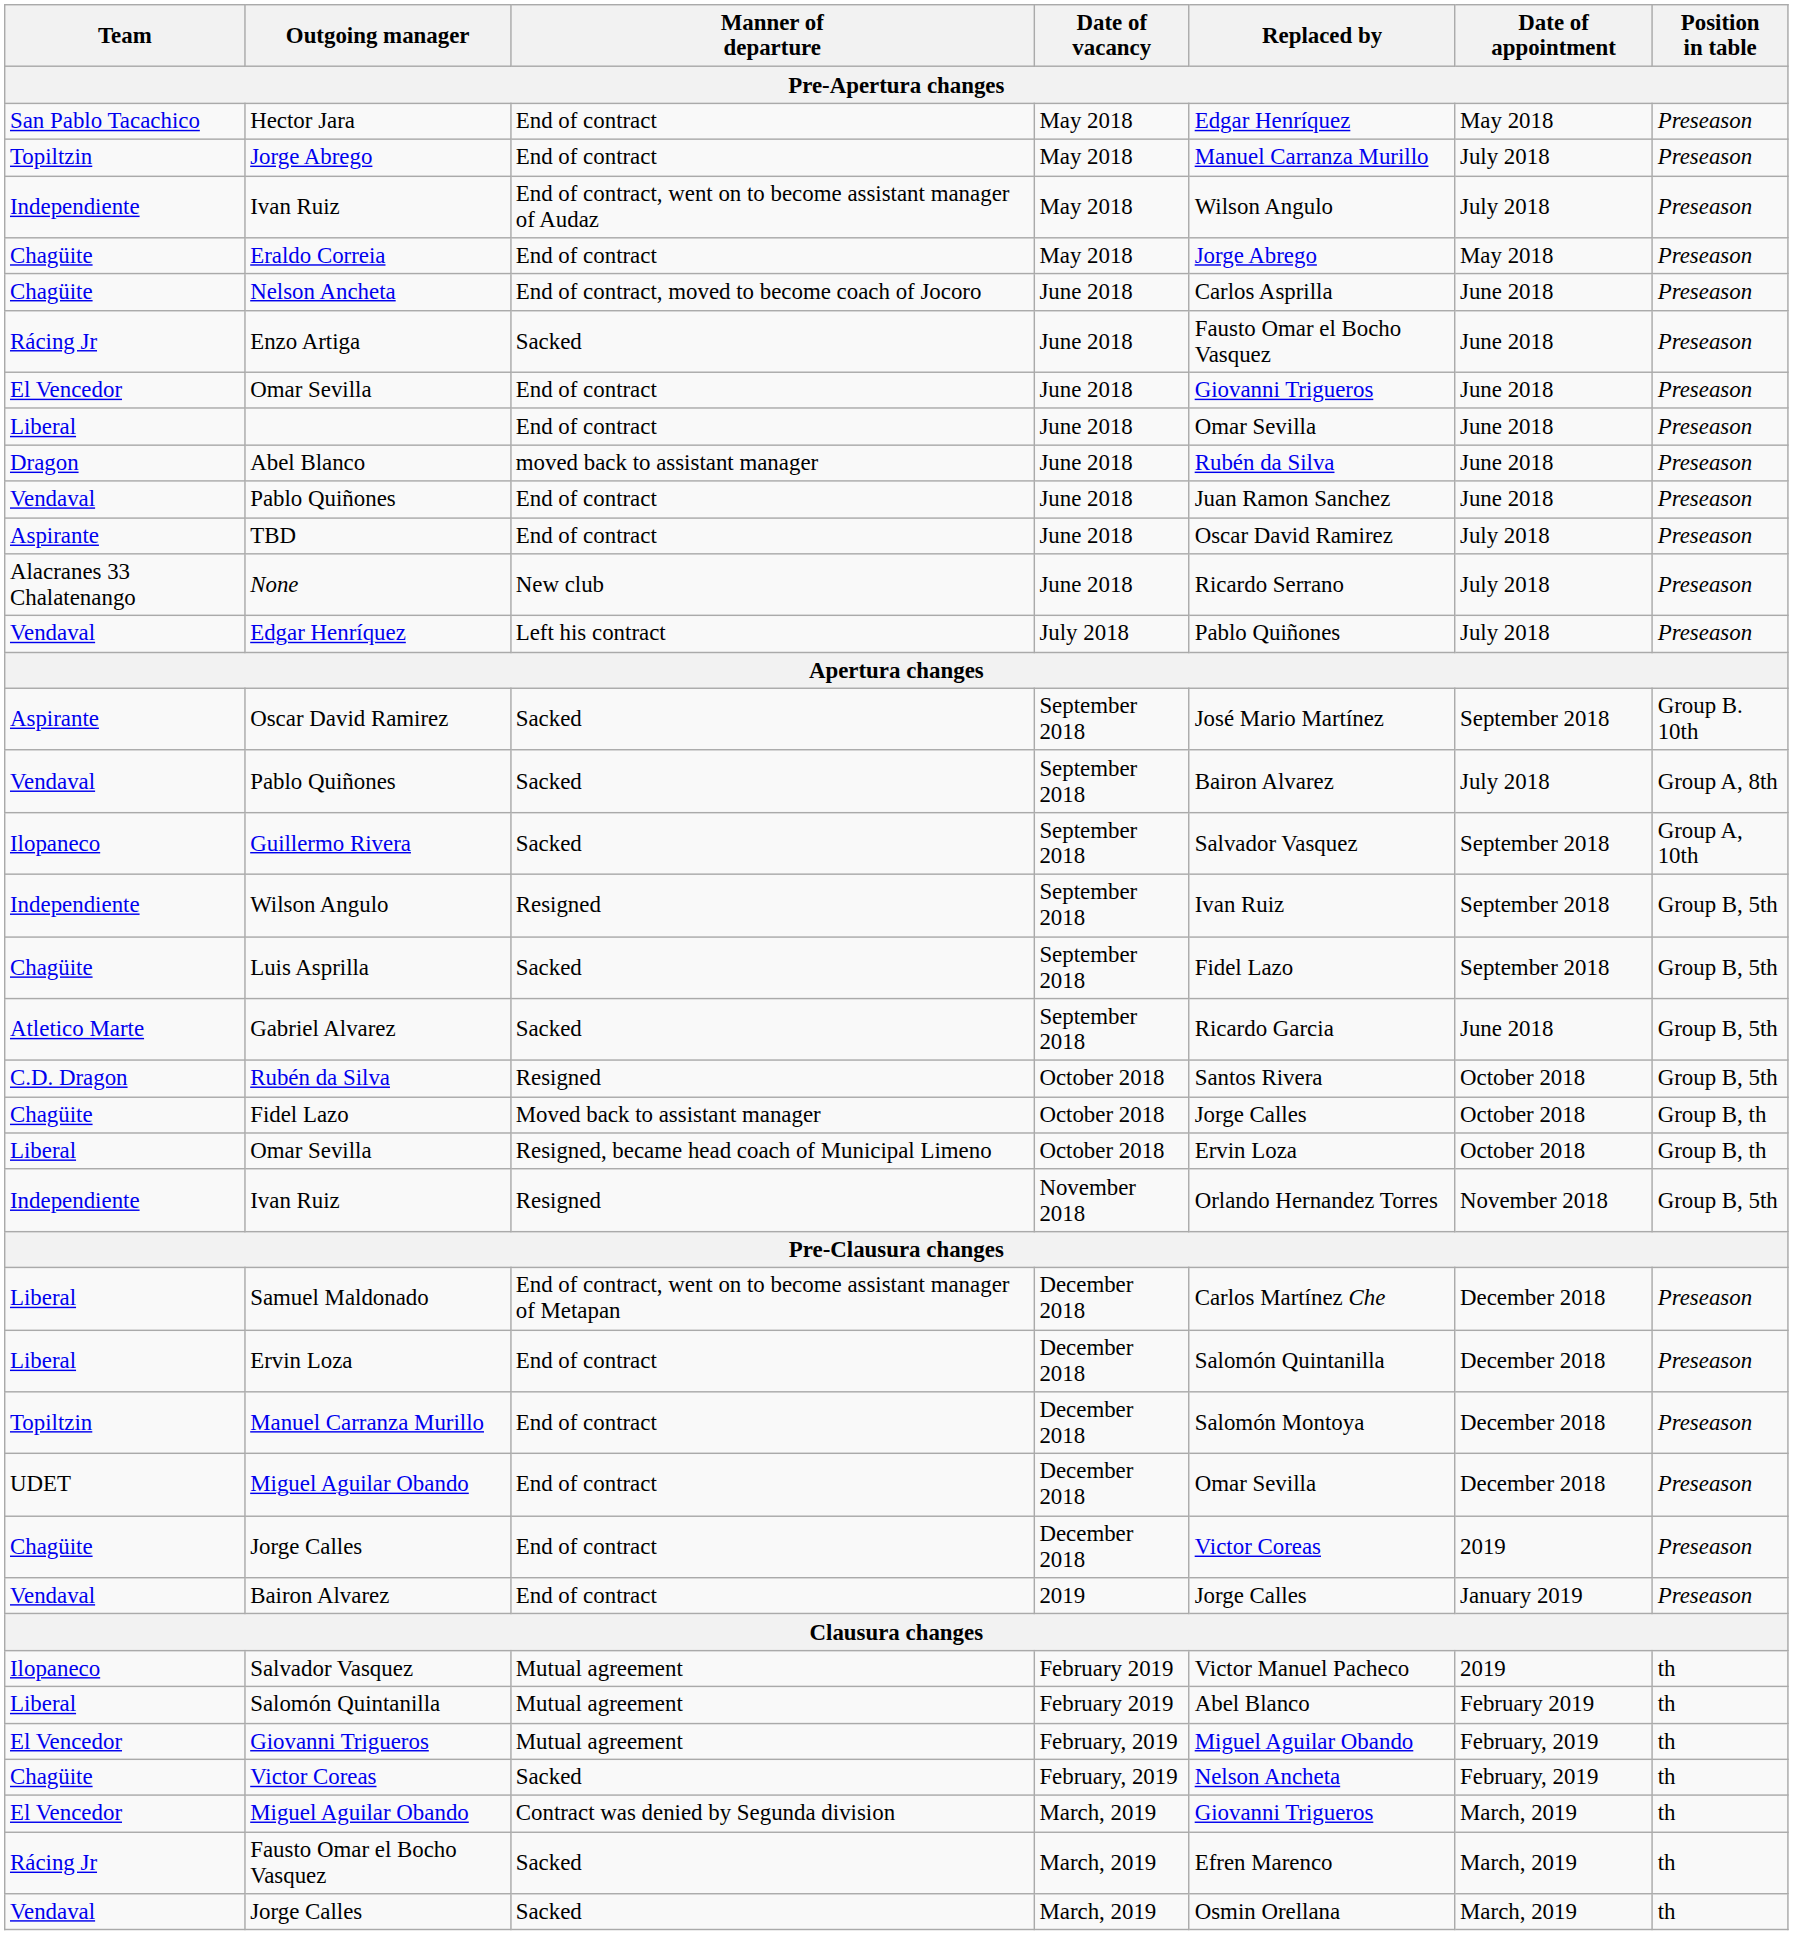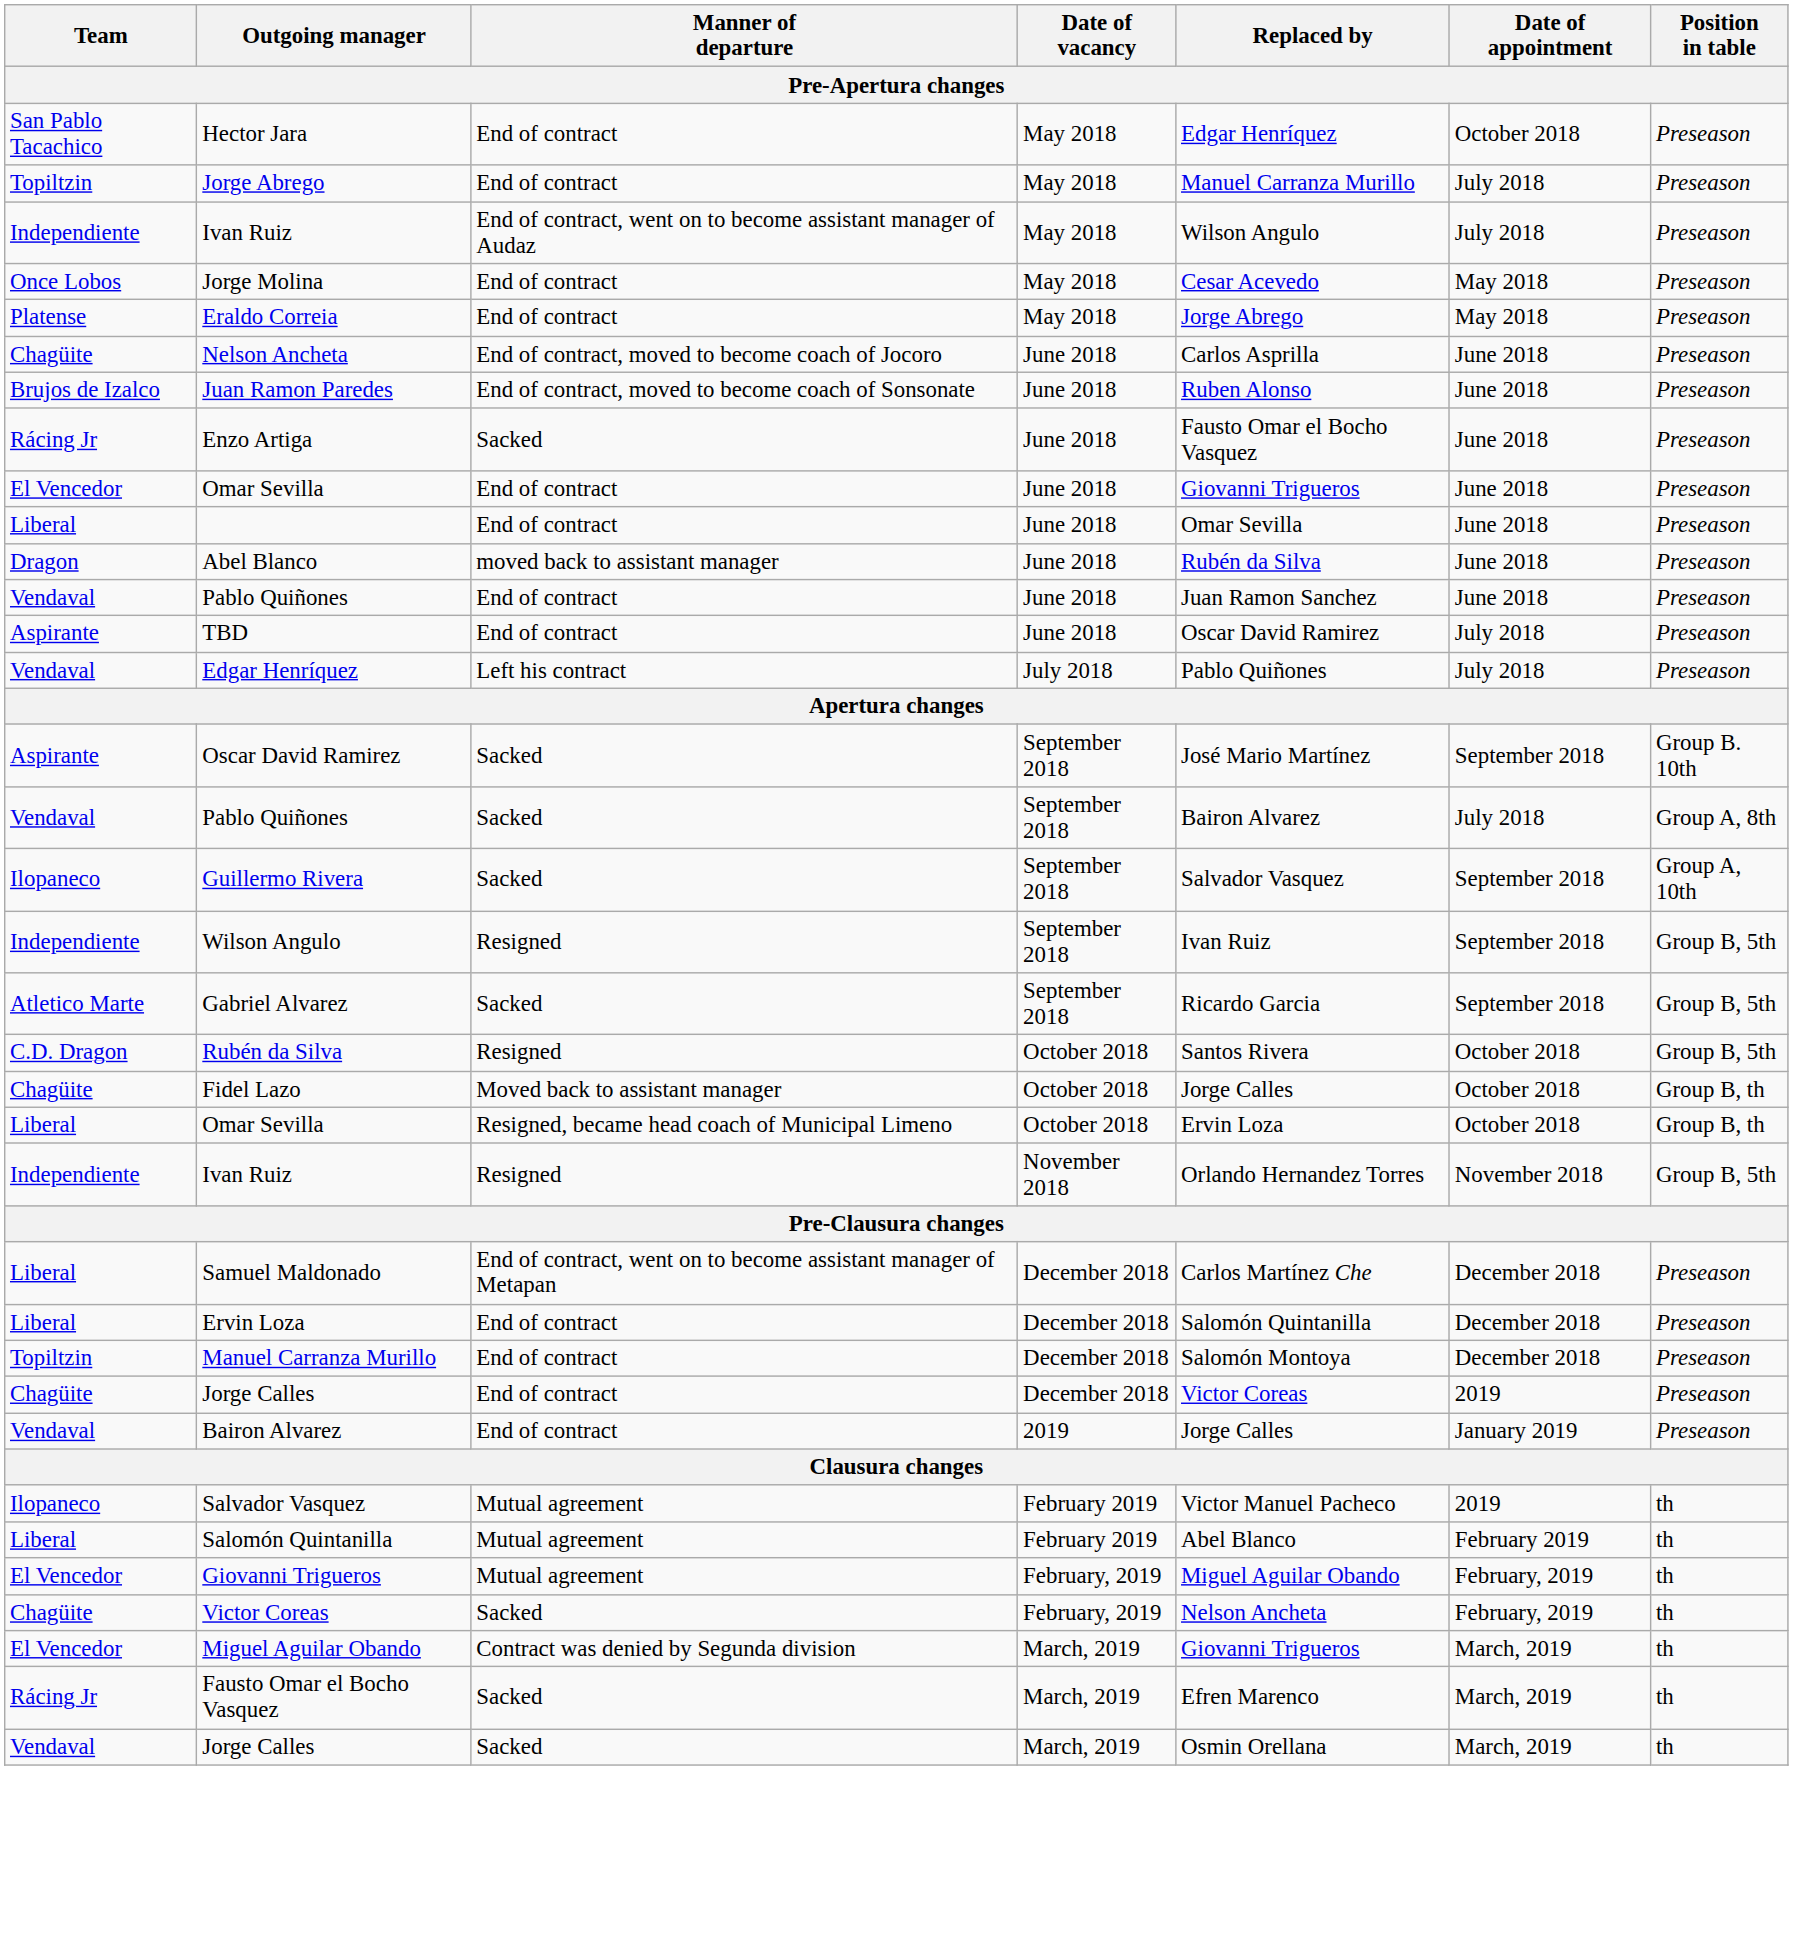(1507, 120) May 2018 -> (1517, 133) October 2018
+ row: (263, 281)
(51, 255) Chagüite -> (48, 317) Platense
+ row: (298, 390)
- row: (274, 584)
- row: (310, 967)
(1507, 1029) June 2018 -> (1529, 1003) September 2018
- row: (359, 1484)
